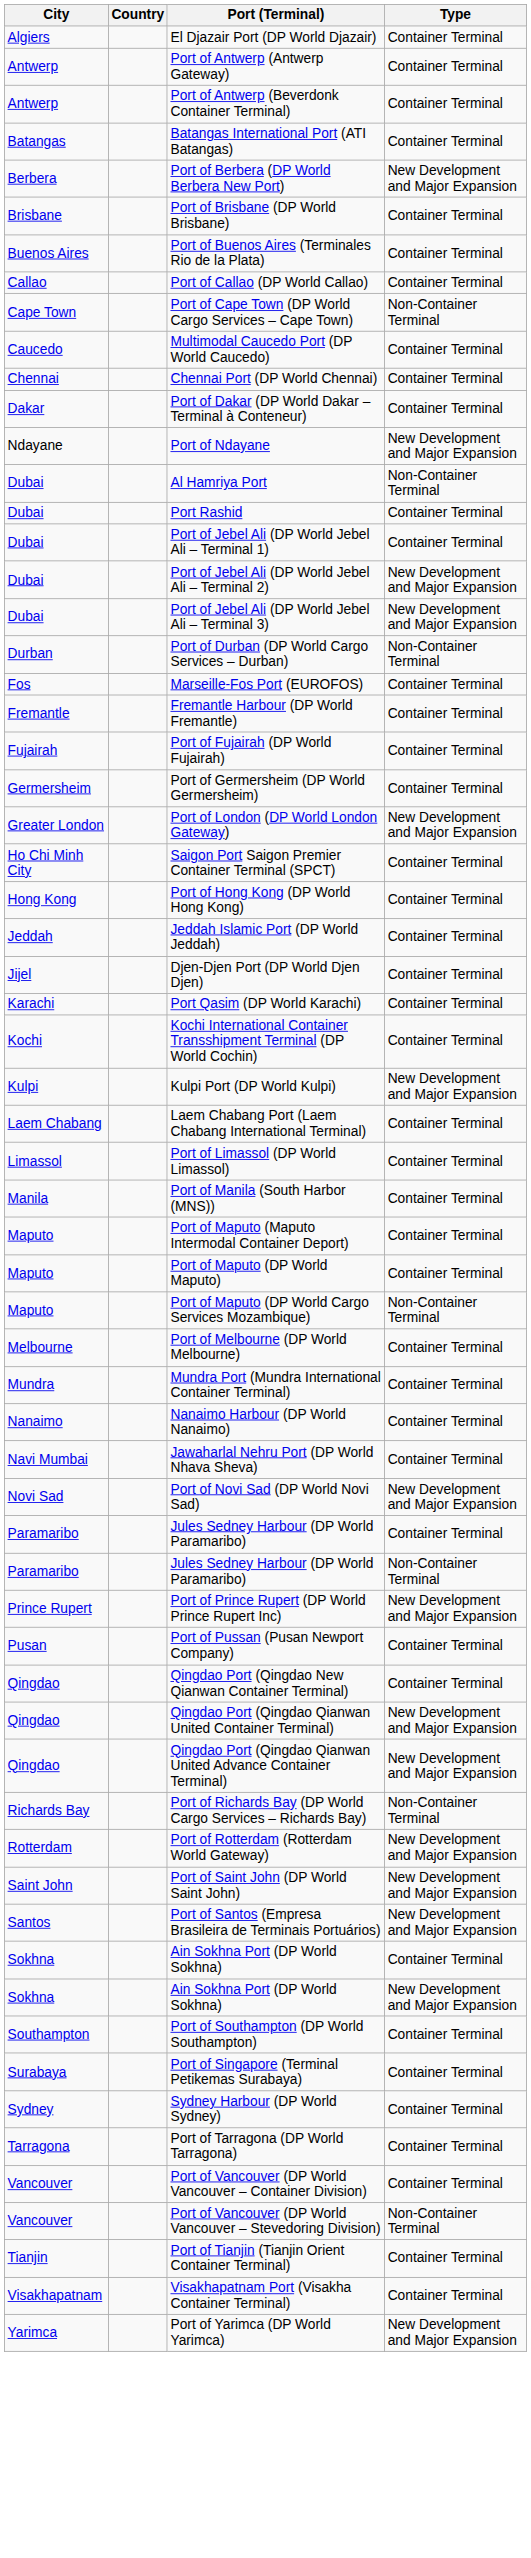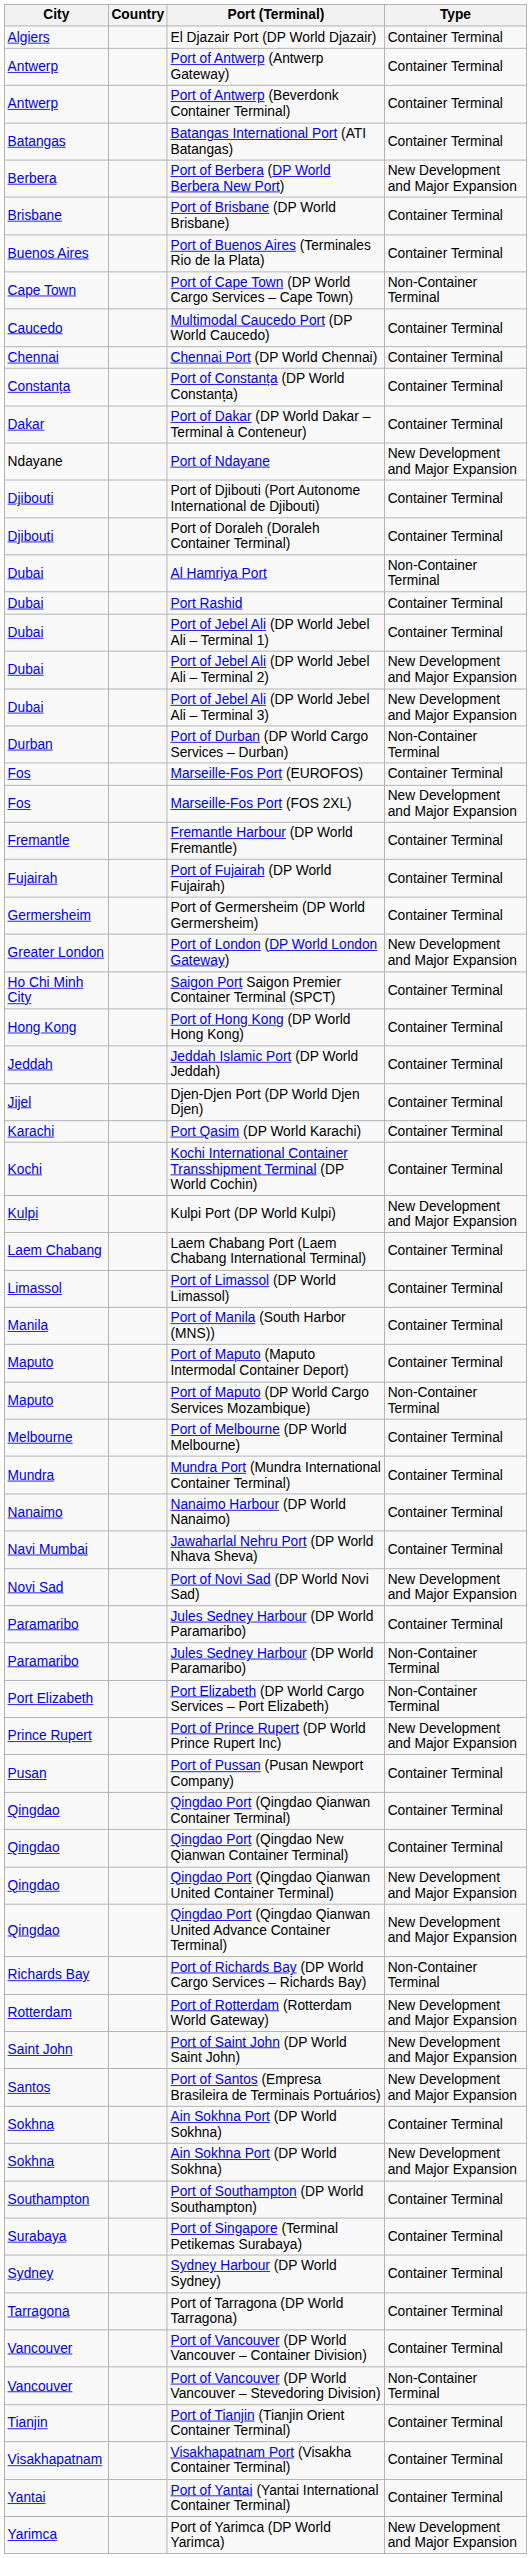- row: (269, 282)
+ row: (257, 387)
+ row: (265, 498)
+ row: (245, 536)
+ row: (261, 803)
- row: (249, 1273)
+ row: (267, 1698)
+ row: (270, 1810)
+ row: (275, 2497)
